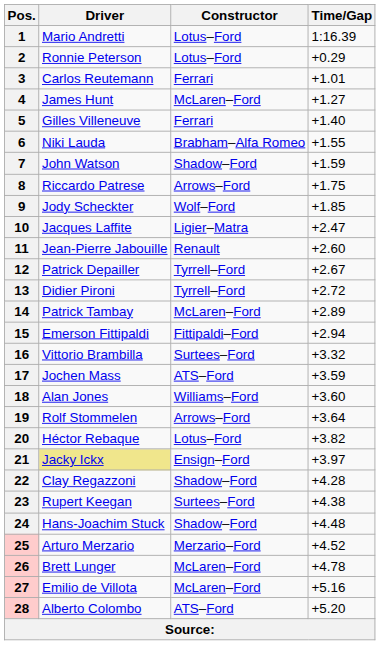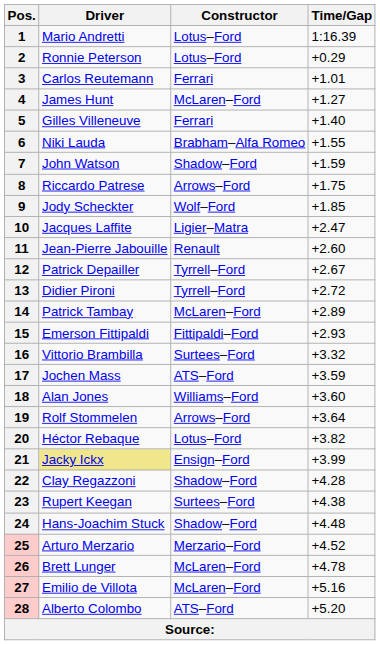(328, 333) +2.94 -> (328, 333) +2.93
(328, 460) +3.97 -> (328, 460) +3.99
